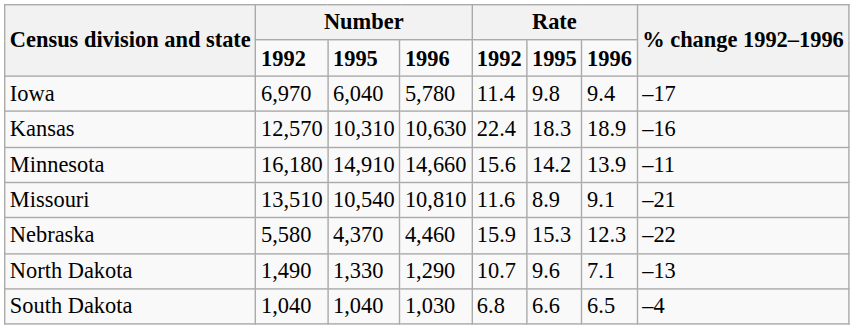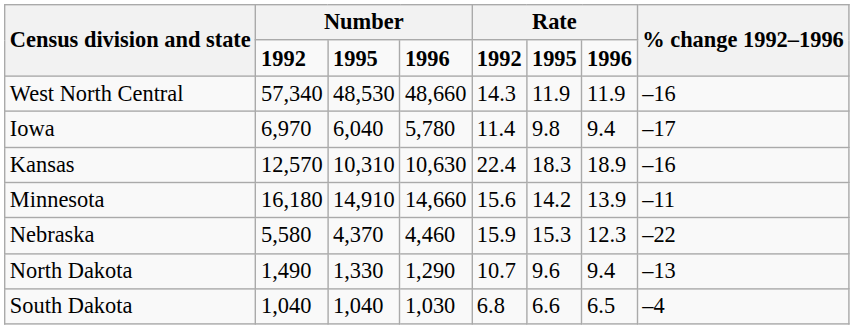+ row: (97, 93)
- row: (50, 199)
(601, 270) 7.1 -> (601, 270) 9.4
